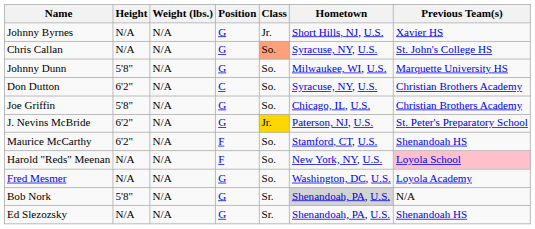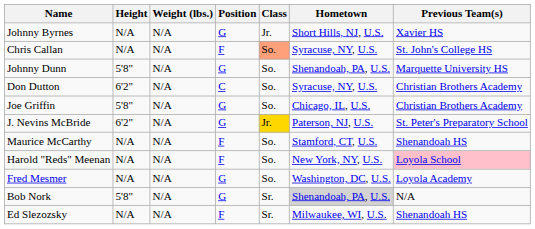(222, 50) G -> (221, 50) F
(339, 68) Milwaukee, WI, U.S. -> (341, 68) Shenandoah, PA, U.S.
(124, 142) 6'2" -> (125, 142) N/A
(222, 215) G -> (221, 215) F
(341, 215) Shenandoah, PA, U.S. -> (339, 215) Milwaukee, WI, U.S.
